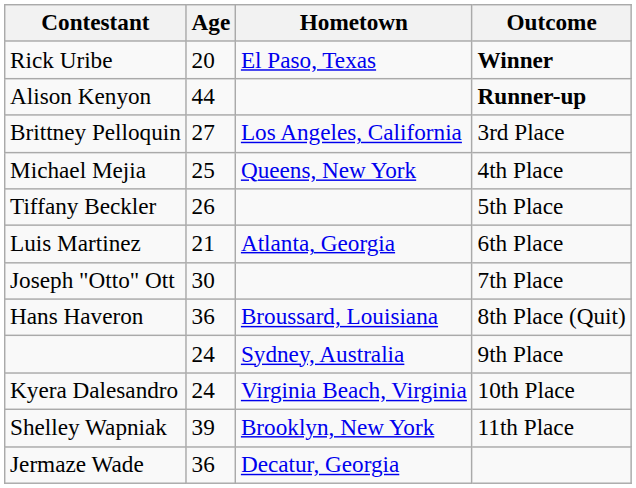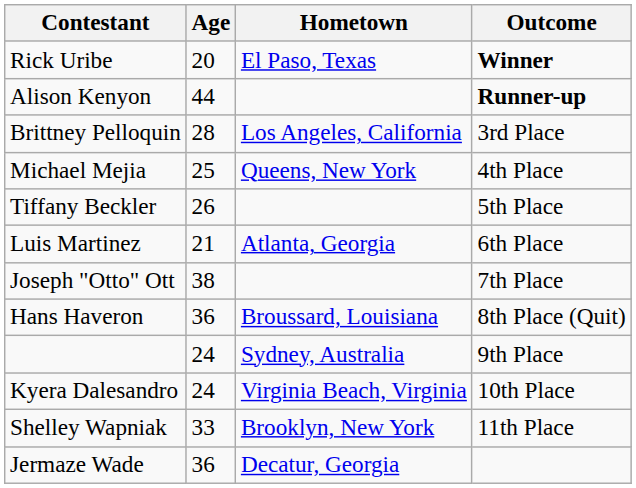(203, 133) 27 -> (203, 133) 28
(203, 280) 30 -> (203, 280) 38
(203, 427) 39 -> (203, 427) 33
